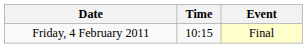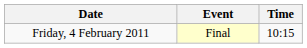columns swapped: (199, 14) <-> (262, 14)
